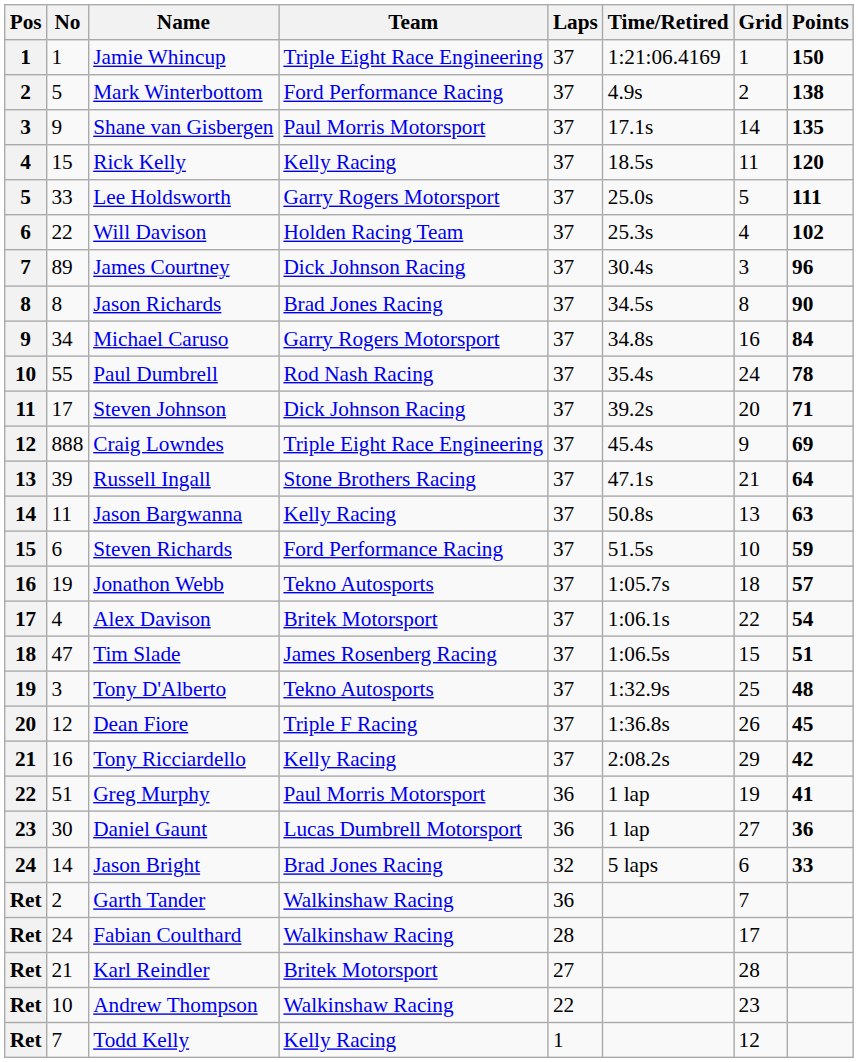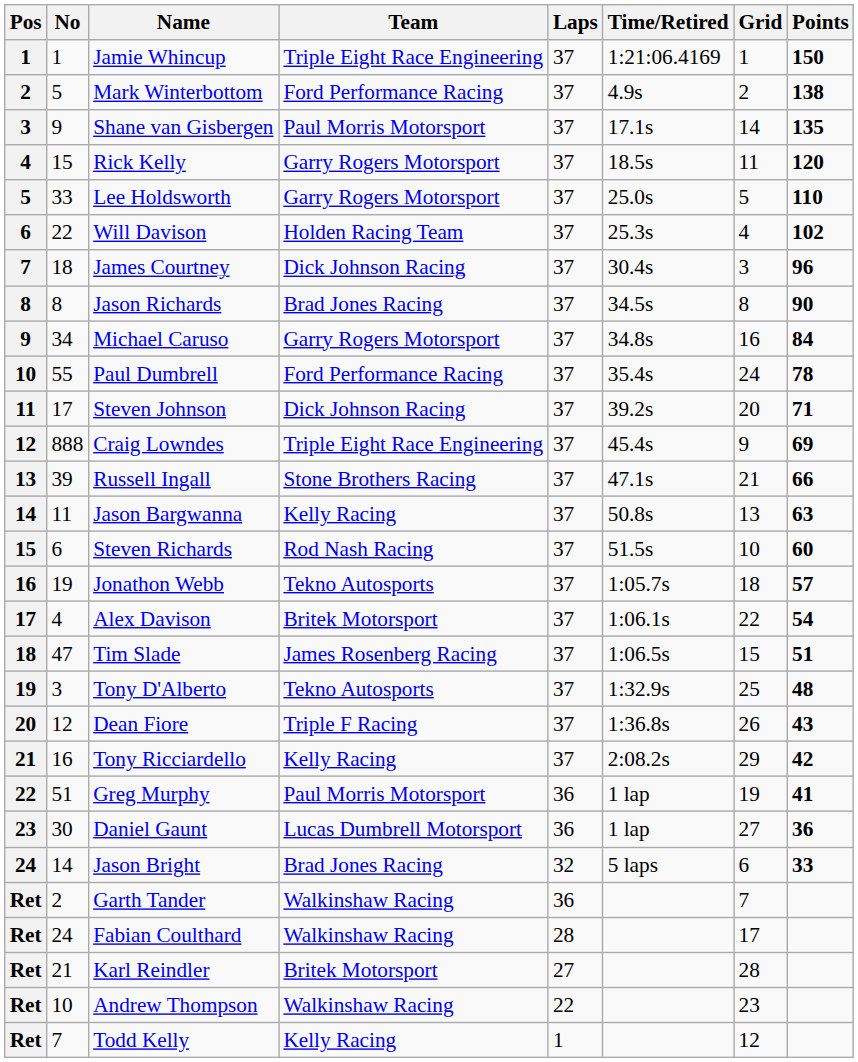(340, 162) Kelly Racing -> (391, 162) Garry Rogers Motorsport
(807, 197) 111 -> (807, 197) 110
(62, 267) 89 -> (62, 267) 18
(358, 373) Rod Nash Racing -> (393, 373) Ford Performance Racing
(803, 478) 64 -> (803, 478) 66
(393, 548) Ford Performance Racing -> (358, 548) Rod Nash Racing
(803, 548) 59 -> (803, 548) 60
(803, 723) 45 -> (803, 723) 43
